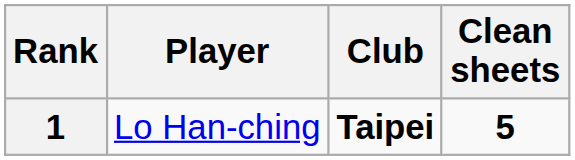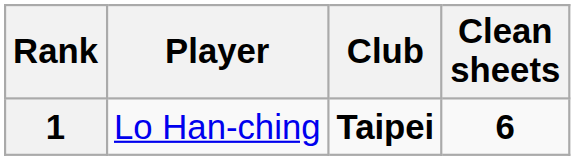(505, 126) 5 -> (505, 126) 6
